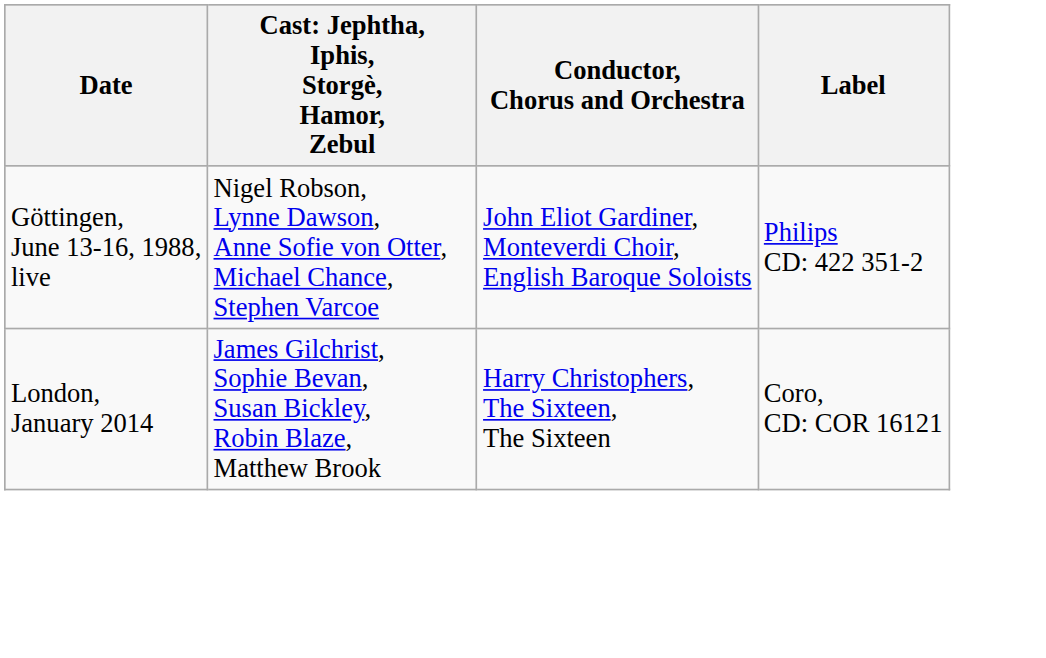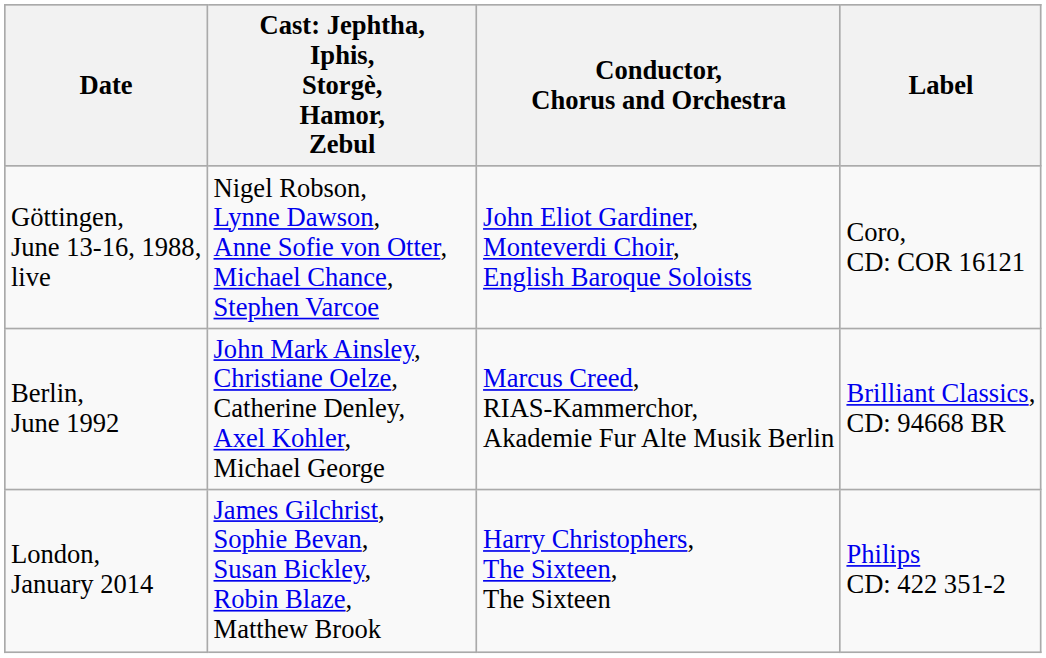(844, 246) Philips CD: 422 351-2 -> (936, 246) Coro, CD: COR 16121
+ row: (65, 408)
(853, 408) Coro, CD: COR 16121 -> (926, 570) Philips CD: 422 351-2
